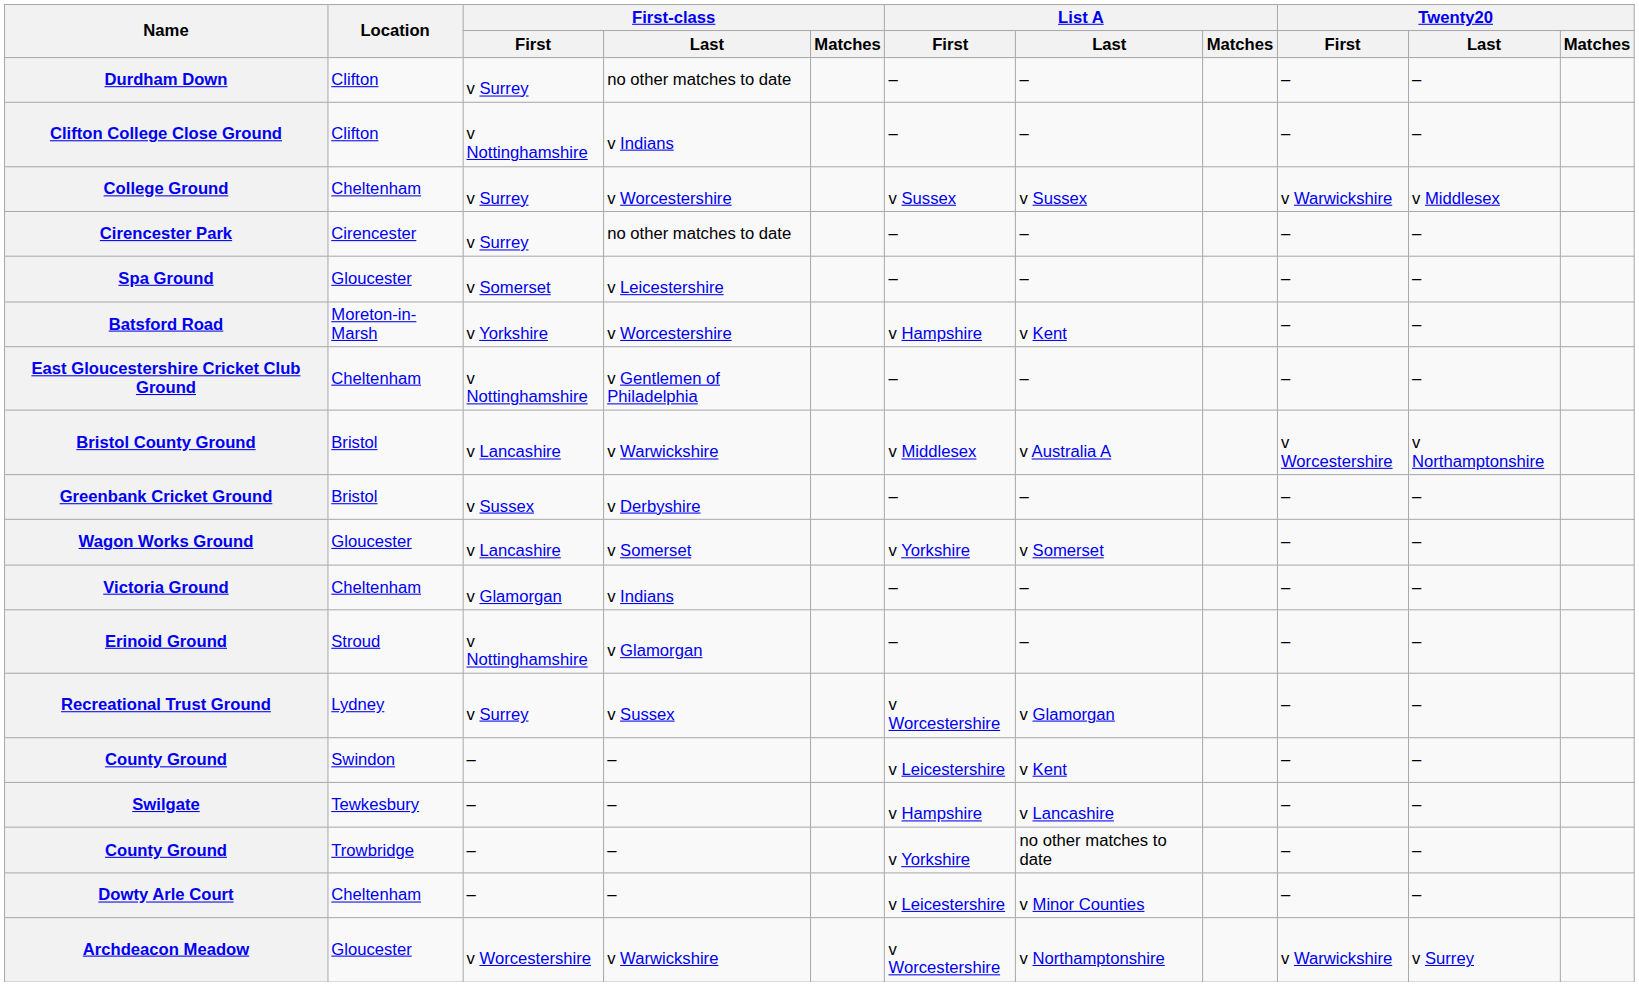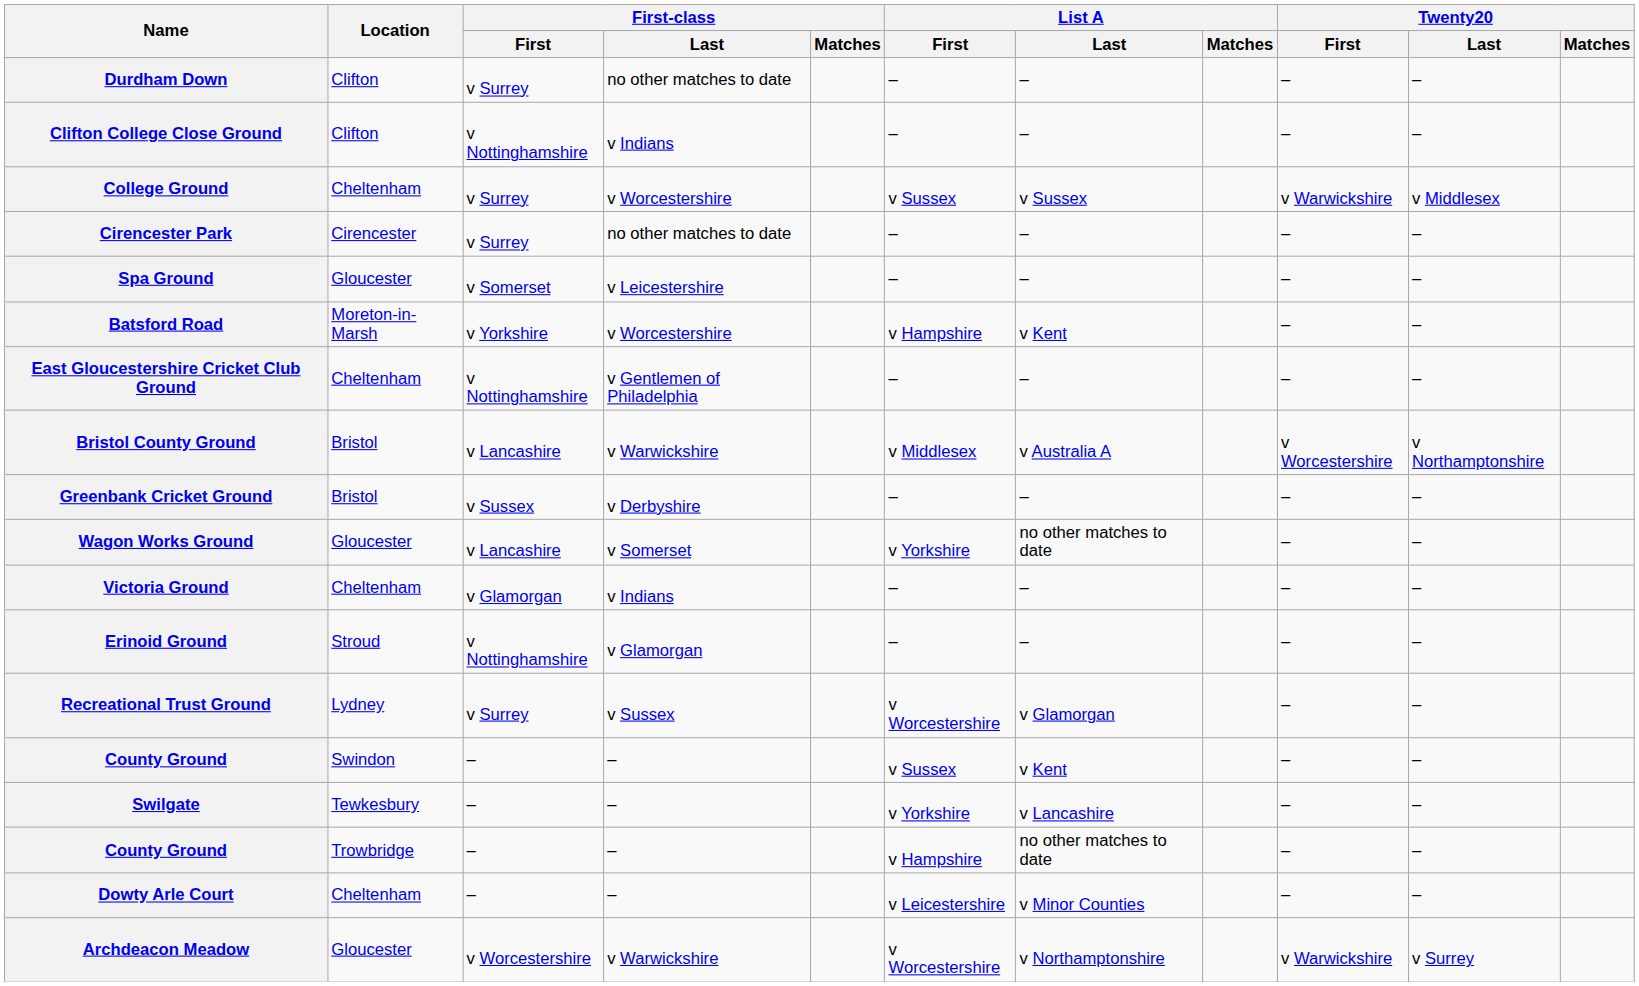(1062, 551) v Somerset -> (1093, 541) no other matches to date
(947, 769) v Leicestershire -> (922, 769) v Sussex
(935, 814) v Hampshire -> (929, 814) v Yorkshire
(929, 859) v Yorkshire -> (935, 859) v Hampshire
